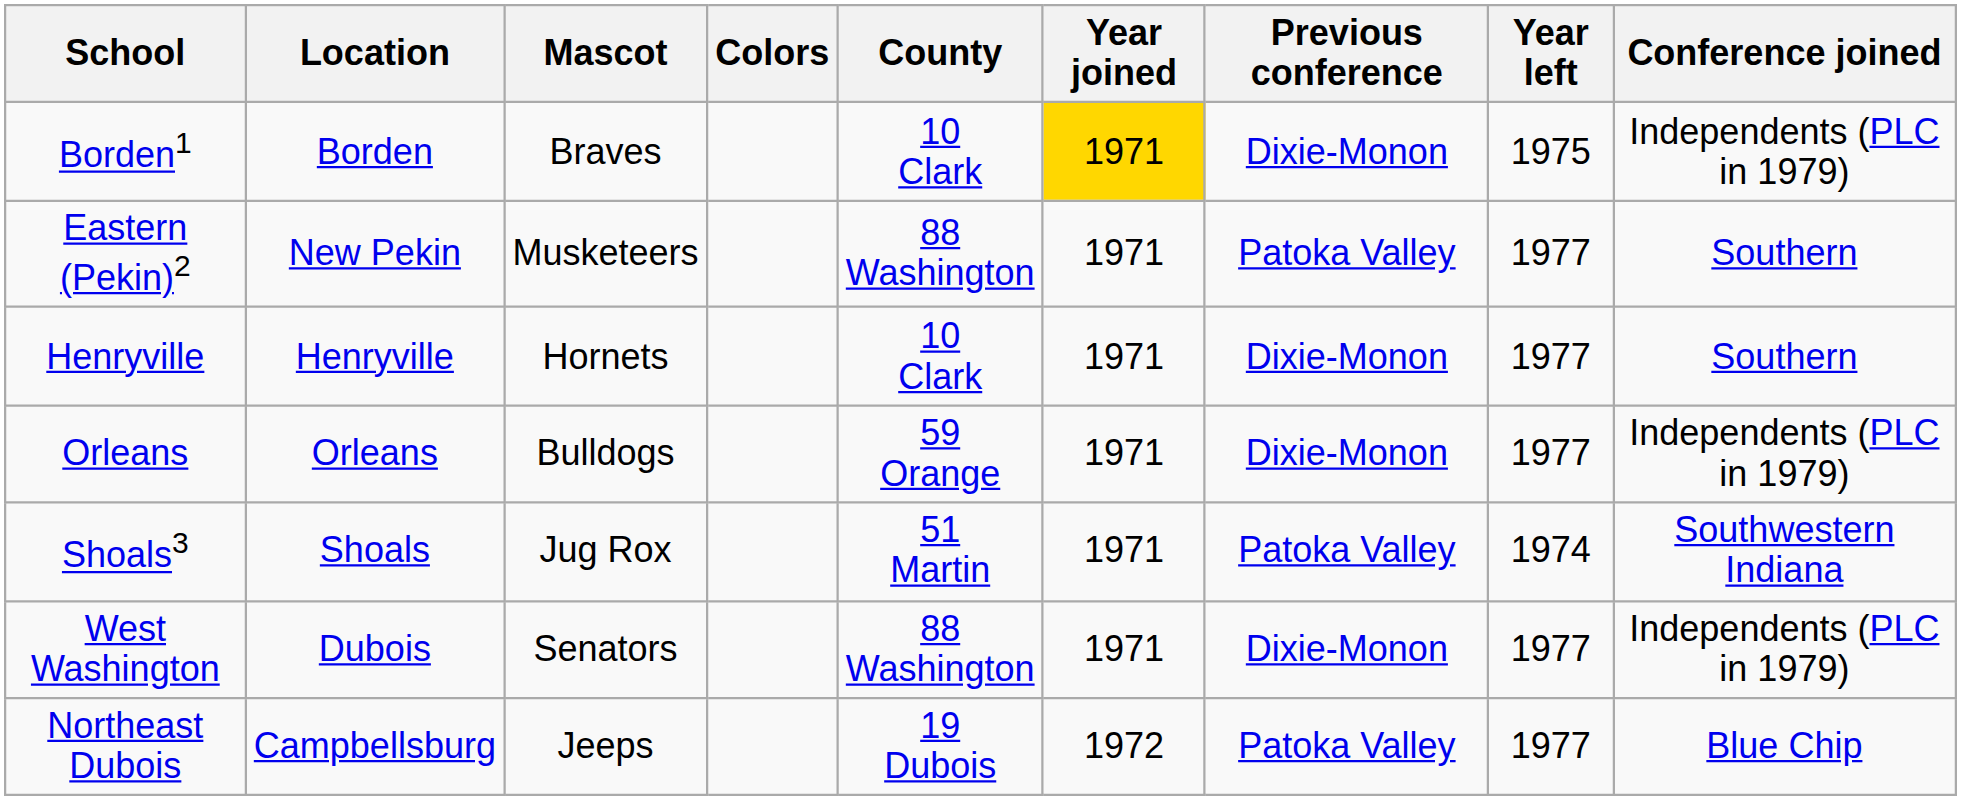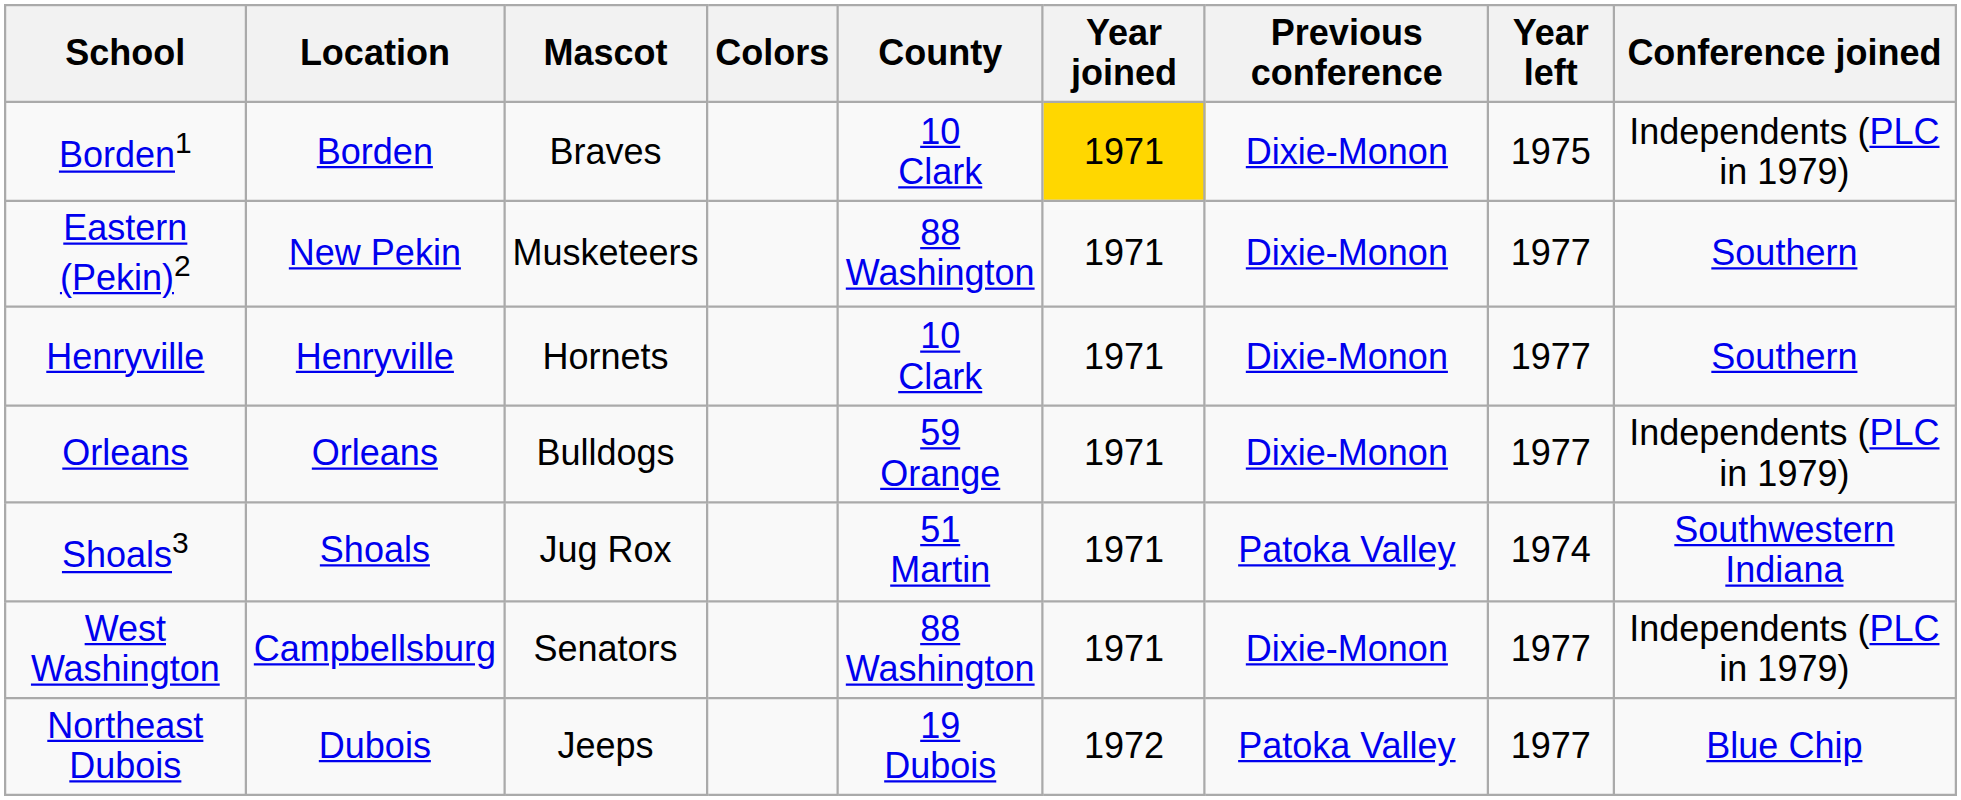(1347, 253) Patoka Valley -> (1347, 253) Dixie-Monon
(375, 648) Dubois -> (375, 648) Campbellsburg
(375, 746) Campbellsburg -> (375, 746) Dubois
